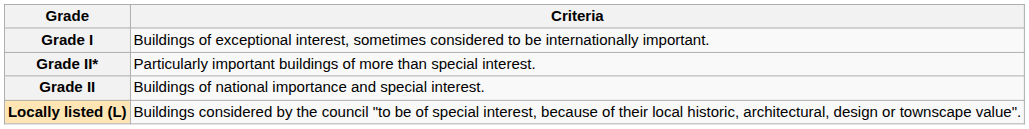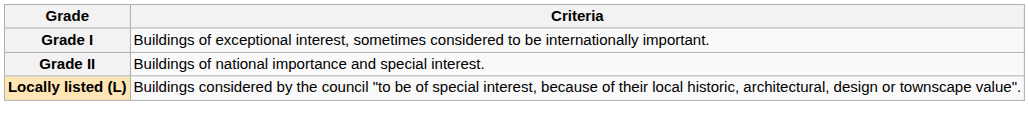- row: (67, 64)
